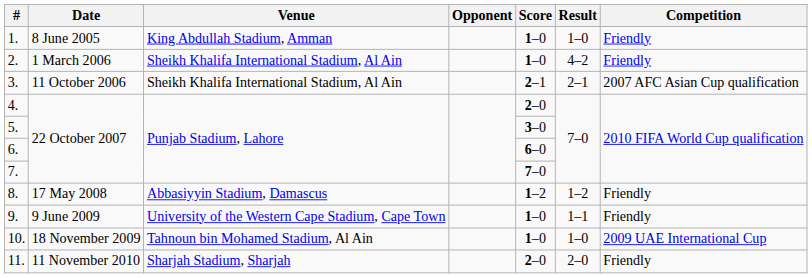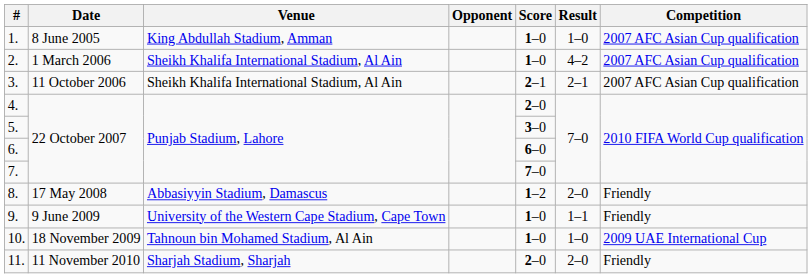(627, 37) Friendly -> (701, 37) 2007 AFC Asian Cup qualification
(627, 60) Friendly -> (701, 60) 2007 AFC Asian Cup qualification
(578, 194) 1–2 -> (578, 194) 2–0
